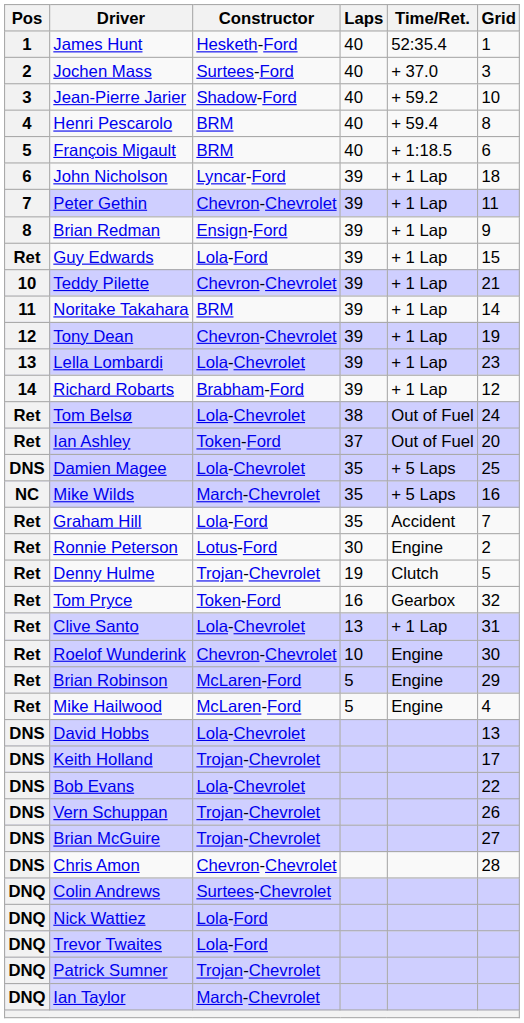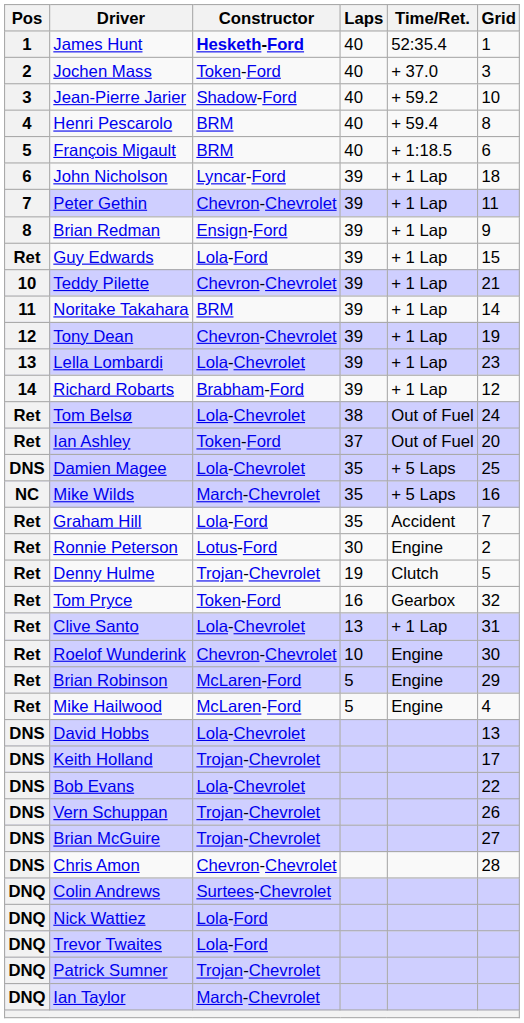(247, 44) normal -> (250, 44) bold
(245, 71) Surtees-Ford -> (239, 71) Token-Ford
